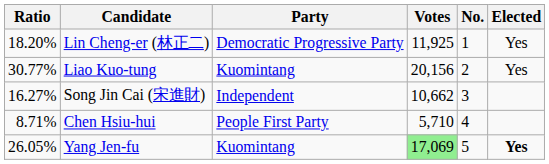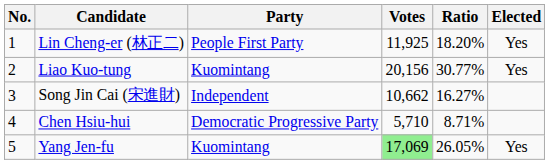columns swapped: (473, 16) <-> (32, 16)
(310, 43) Democratic Progressive Party -> (247, 43) People First Party
(273, 122) People First Party -> (285, 122) Democratic Progressive Party
(516, 147) bold -> (516, 147) normal
